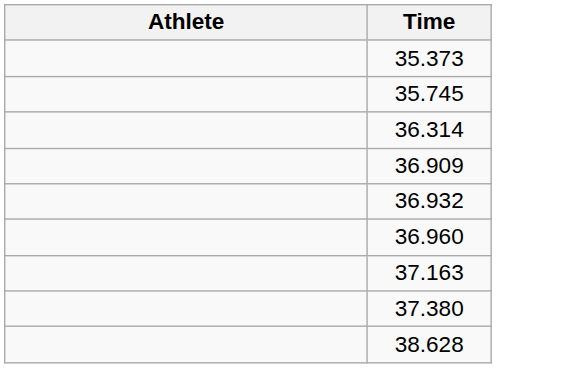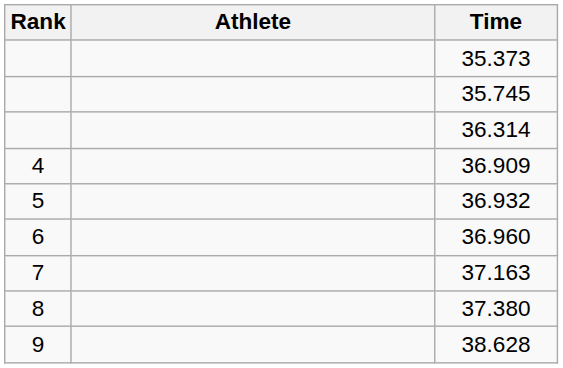+ column: (38, 22)
